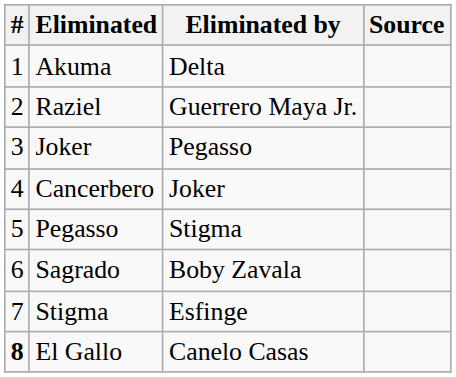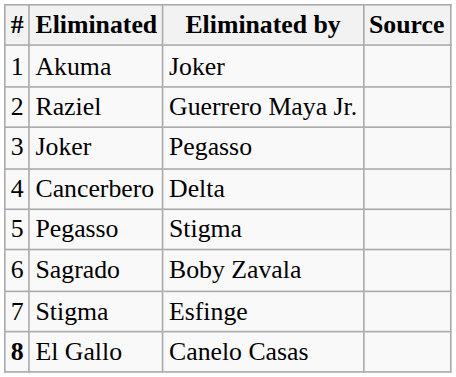(197, 65) Delta -> (197, 65) Joker
(197, 188) Joker -> (197, 188) Delta
